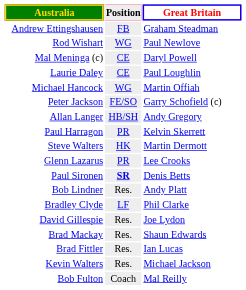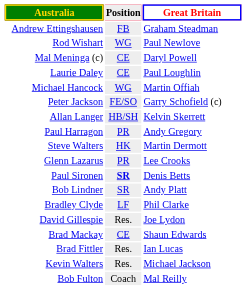(173, 116) Andy Gregory -> (174, 116) Kelvin Skerrett
(174, 131) Kelvin Skerrett -> (173, 131) Andy Gregory
(123, 190) Res. -> (123, 190) SR
(123, 234) Res. -> (123, 234) CE
